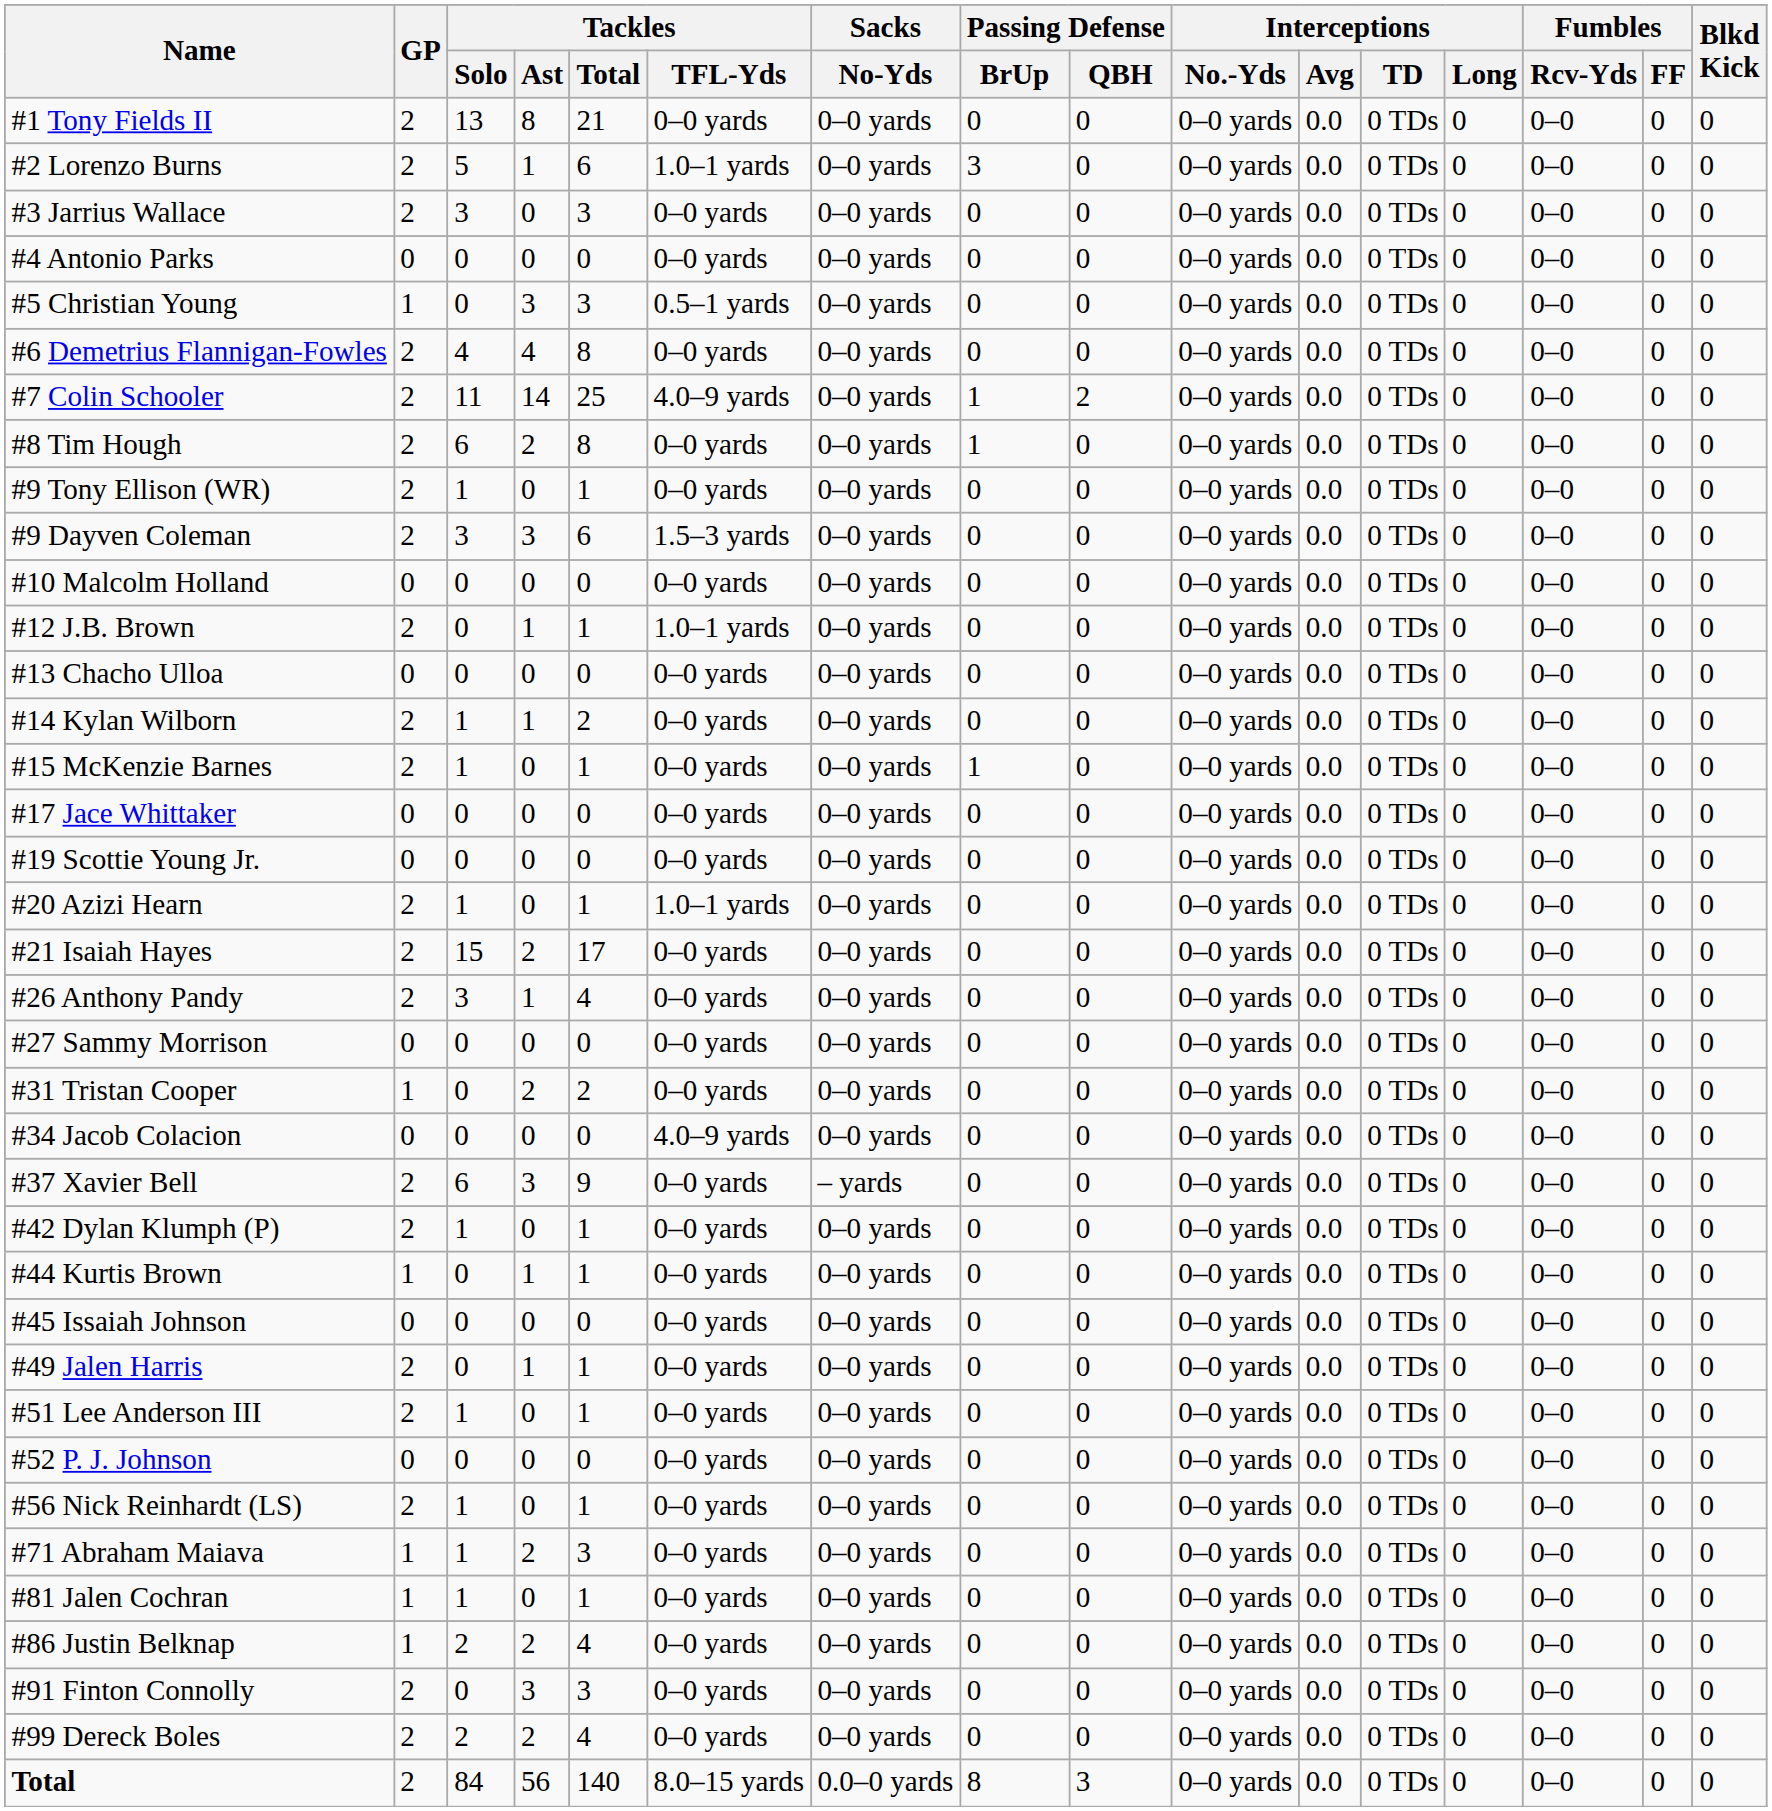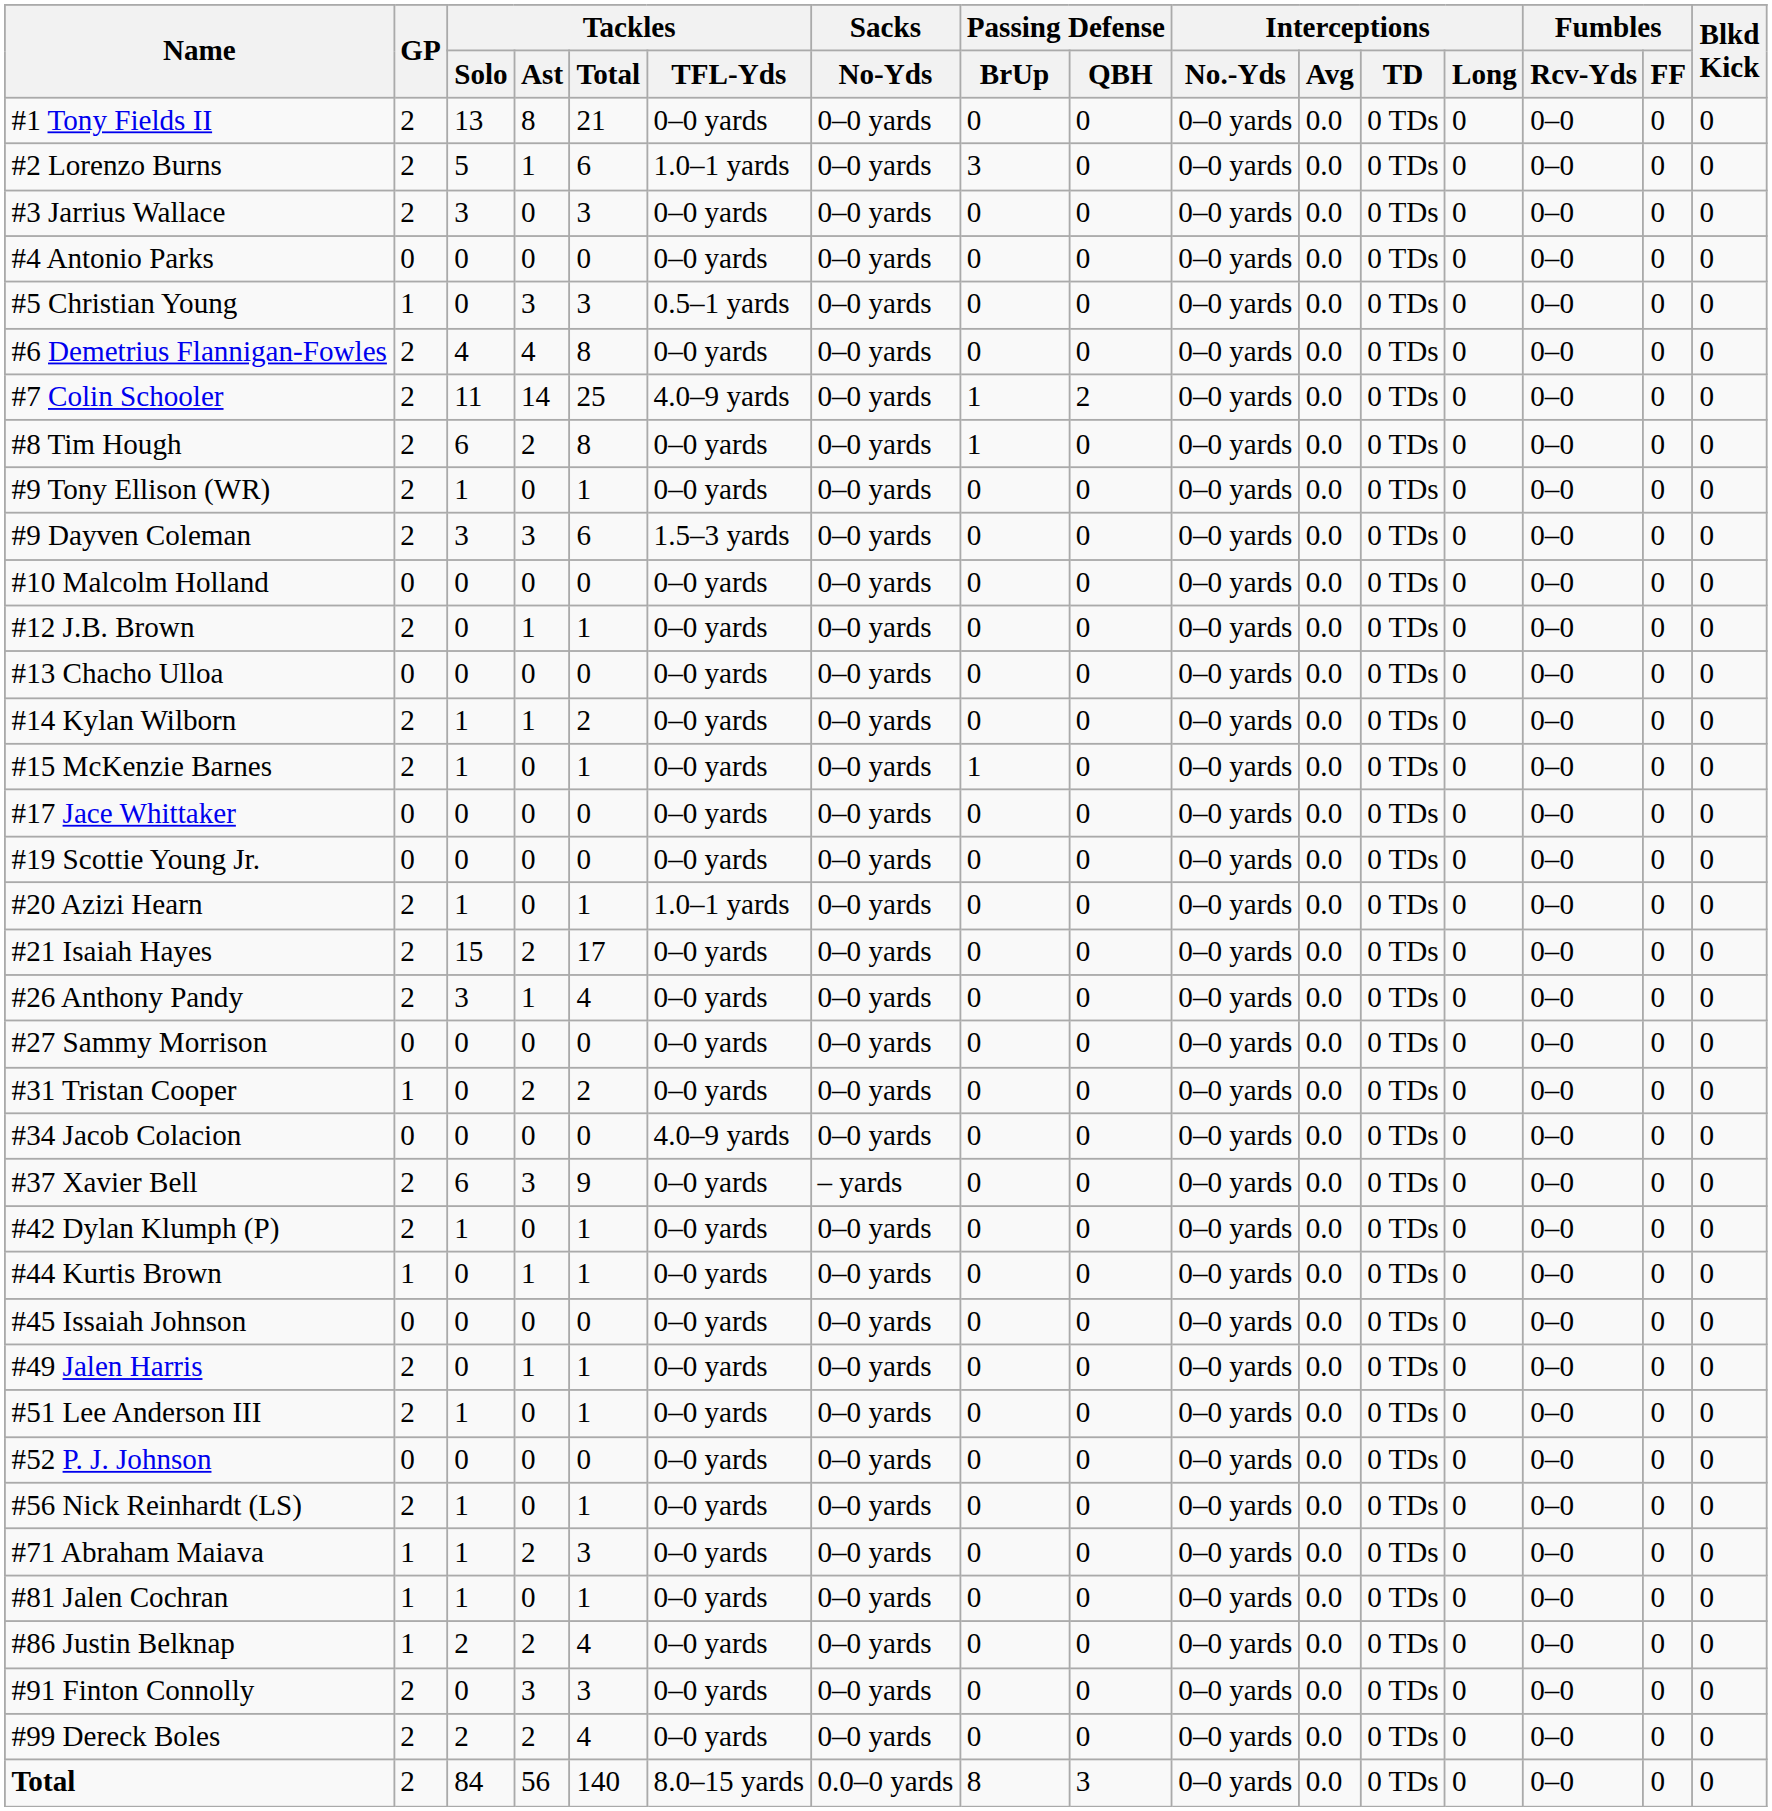(722, 627) 1.0–1 yards -> (711, 627) 0–0 yards
